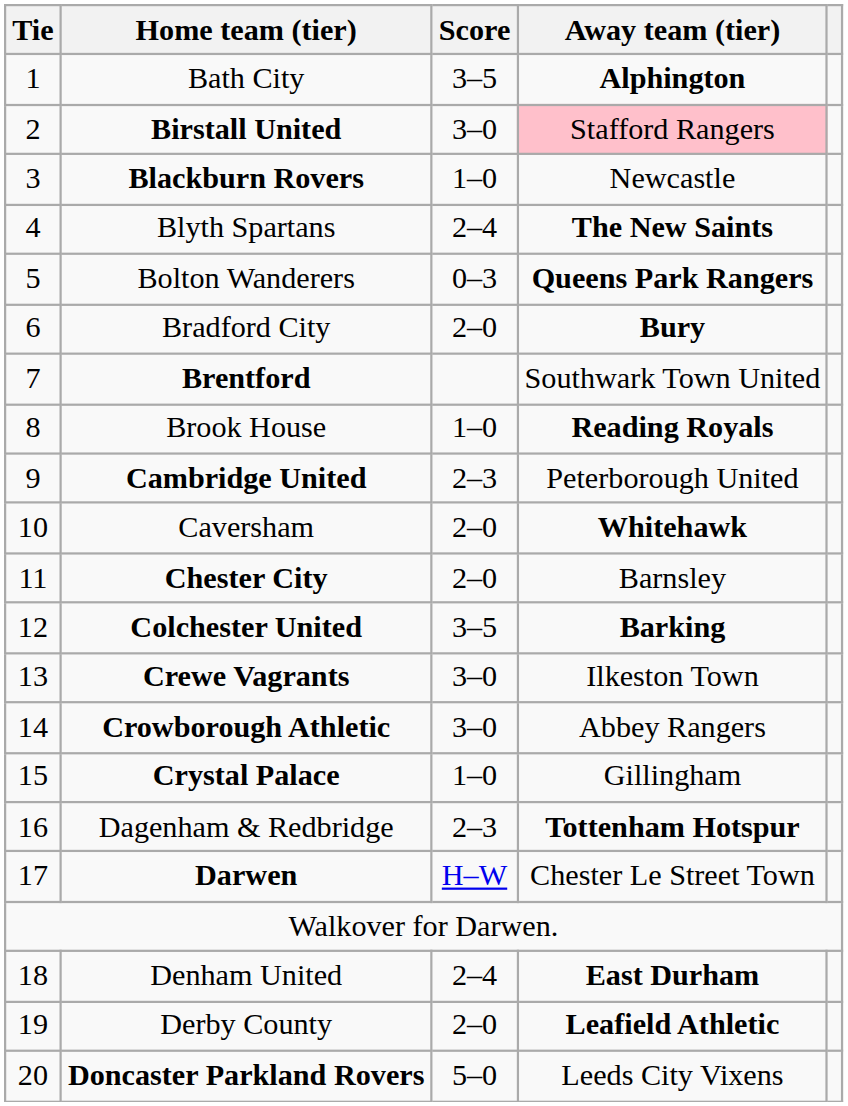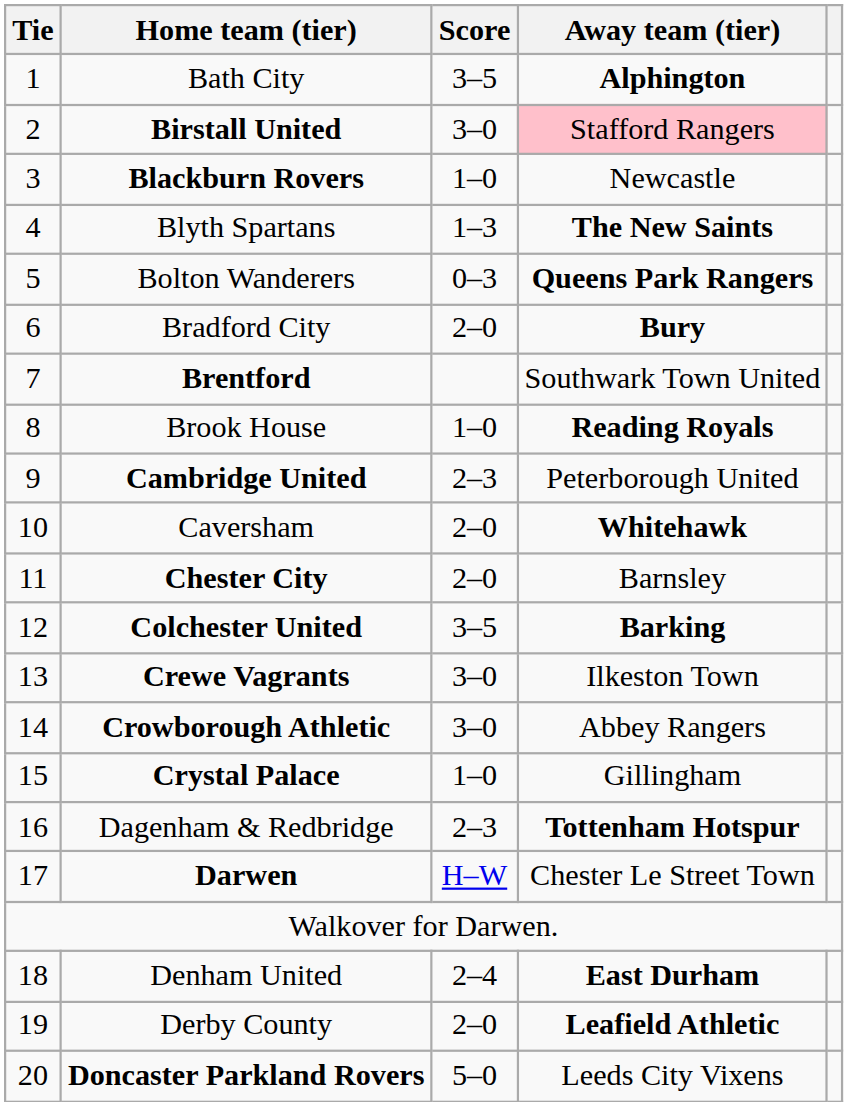(475, 228) 2–4 -> (475, 228) 1–3
